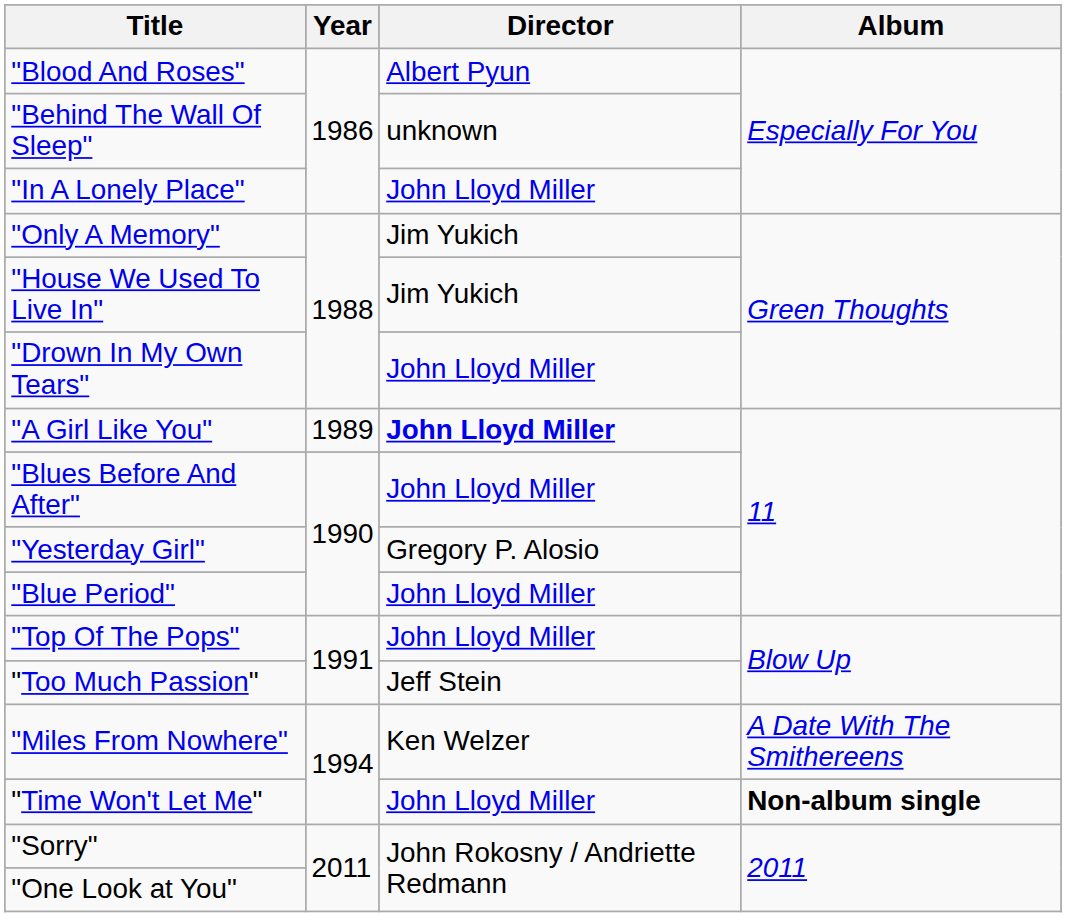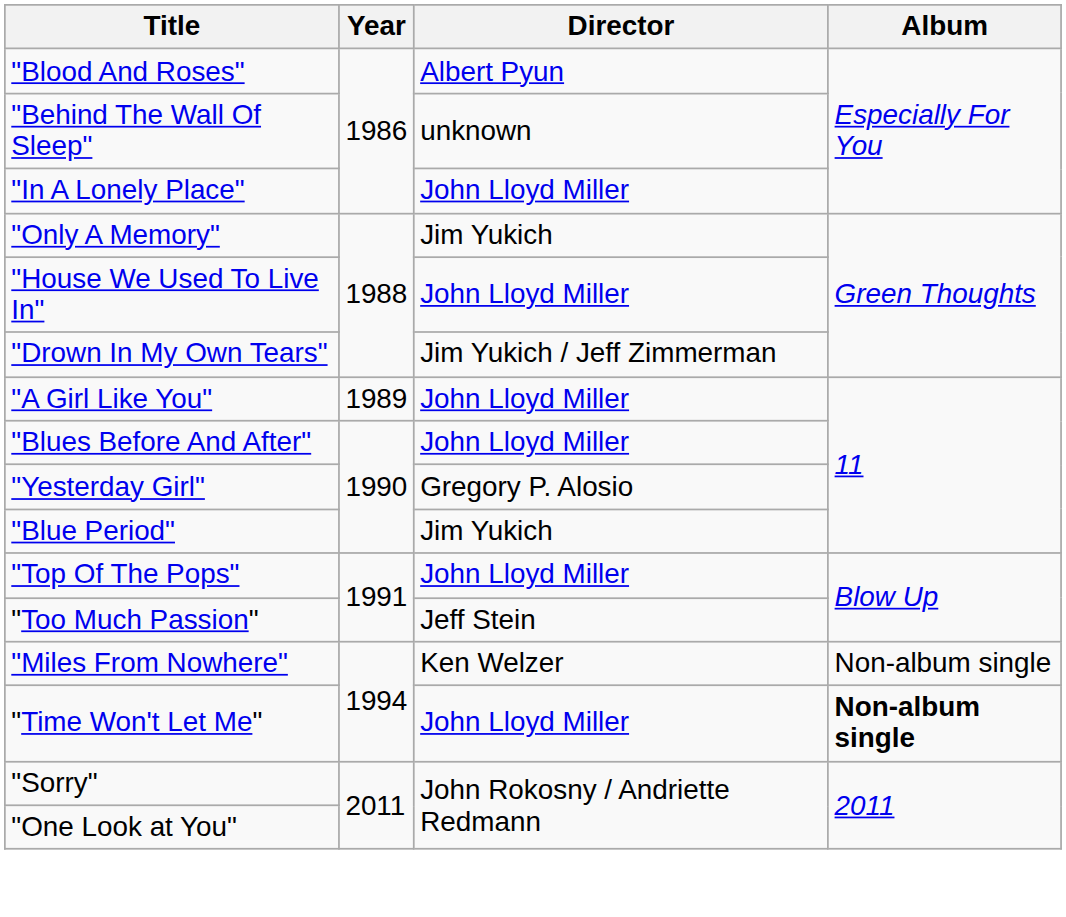(452, 294) Jim Yukich -> (525, 294) John Lloyd Miller
(491, 369) John Lloyd Miller -> (598, 354) Jim Yukich / Jeff Zimmerman
(501, 429) bold -> (525, 398) normal
(491, 593) John Lloyd Miller -> (486, 530) Jim Yukich
(849, 741) A Date With The Smithereens -> (943, 663) Non-album single
